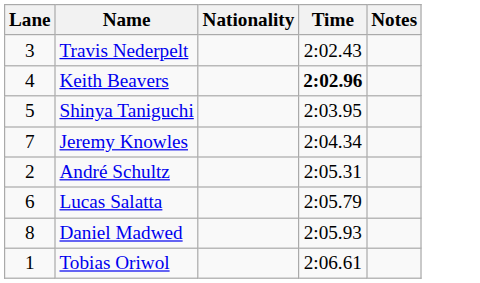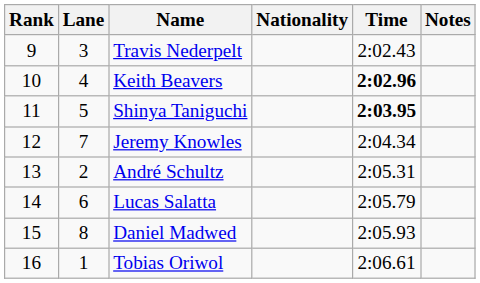+ column: (31, 19)
(333, 111) normal -> (386, 111) bold
